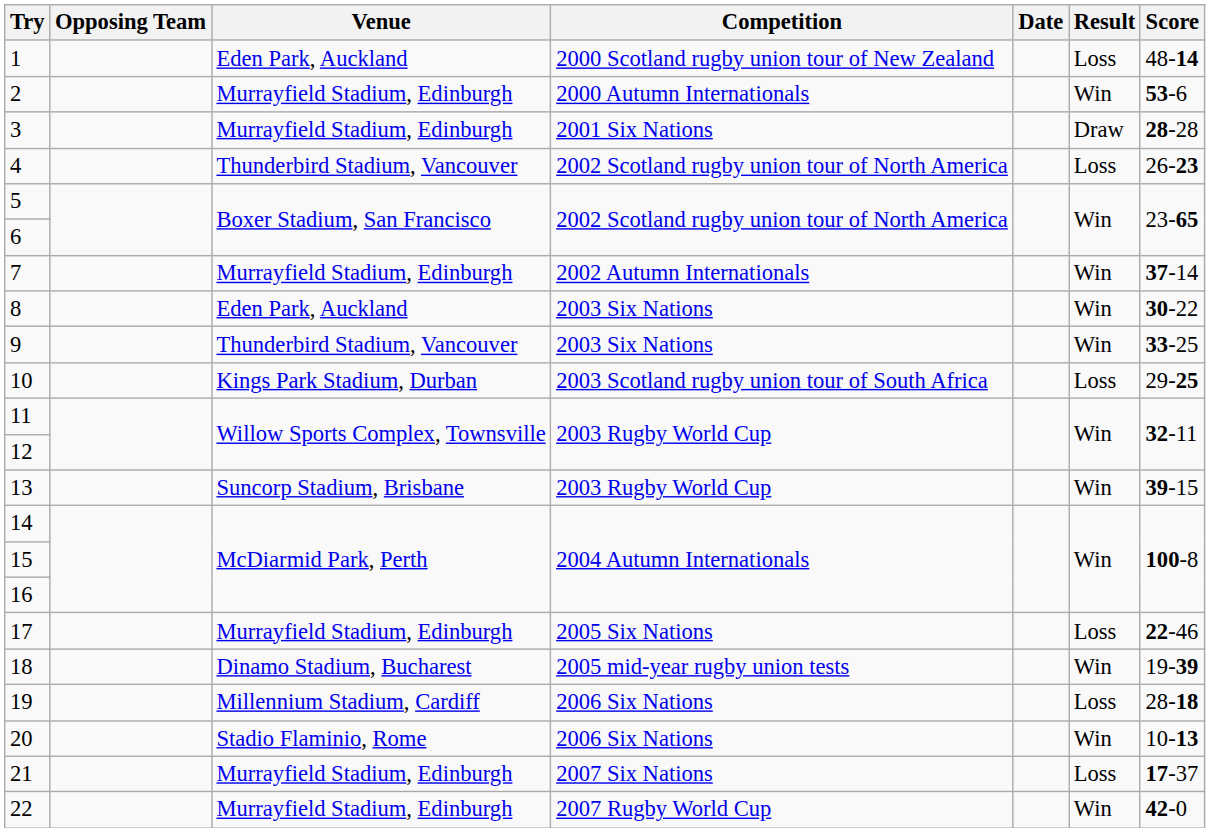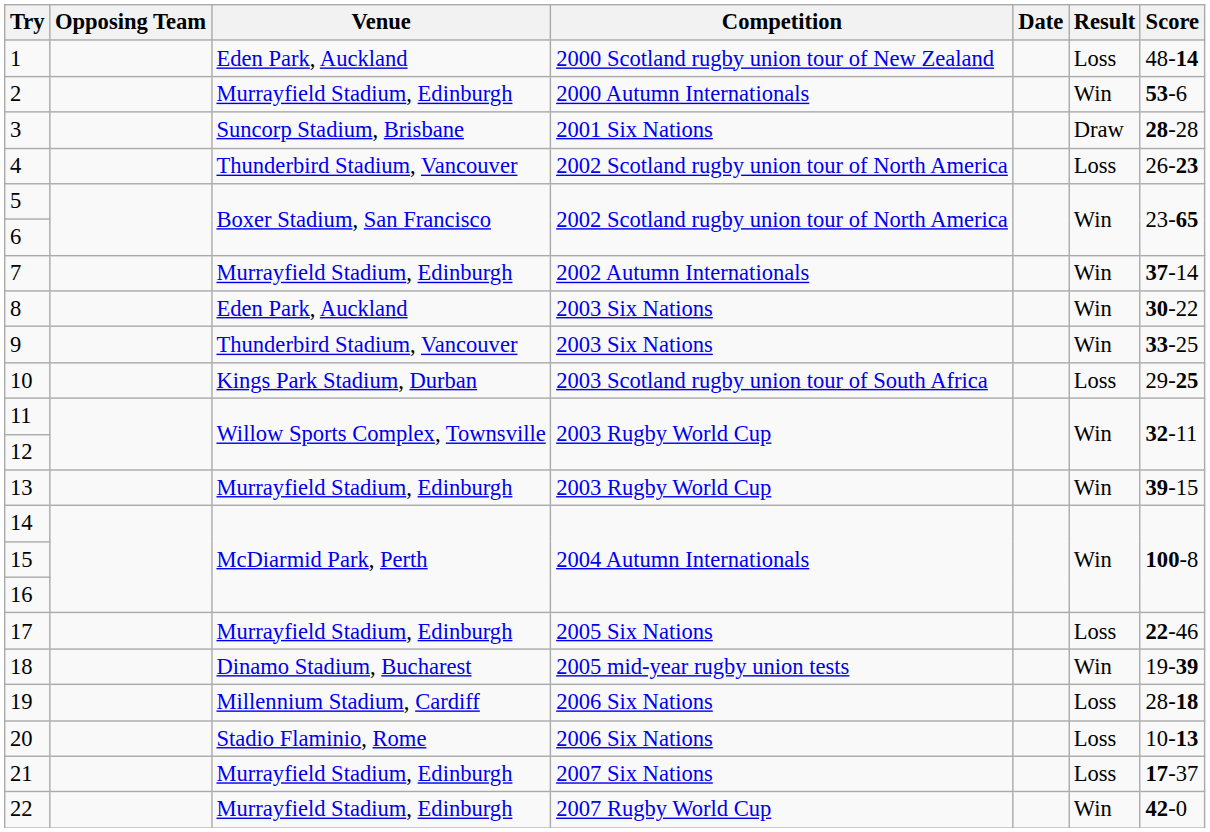(364, 129) Murrayfield Stadium, Edinburgh -> (340, 129) Suncorp Stadium, Brisbane
(340, 487) Suncorp Stadium, Brisbane -> (364, 487) Murrayfield Stadium, Edinburgh
(1093, 737) Win -> (1095, 737) Loss
